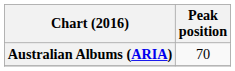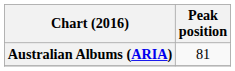(203, 54) 70 -> (203, 54) 81
